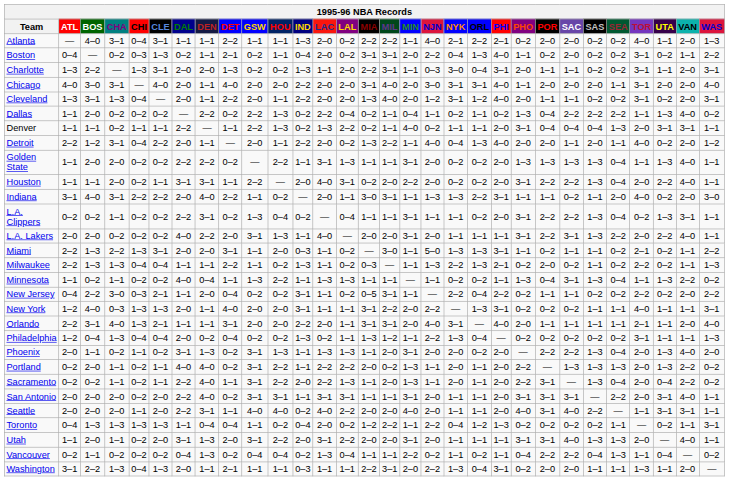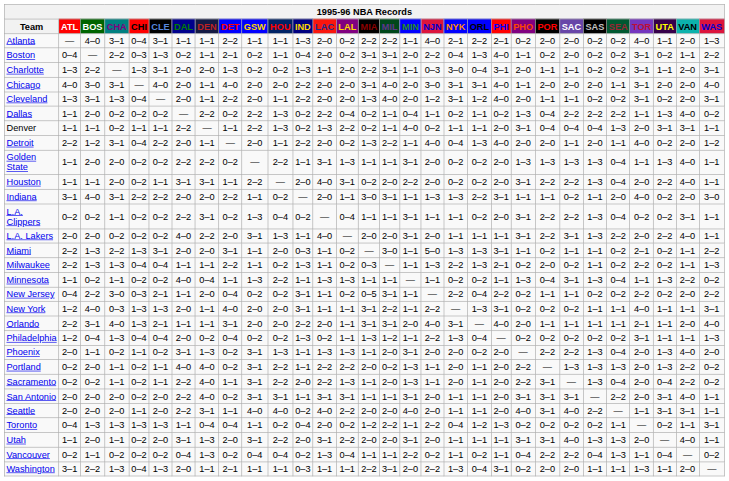(117, 56) 0–2 -> (117, 56) 2–2
(207, 197) 4–0 -> (207, 197) 2–0
(665, 217) 1–3 -> (665, 217) 0–2
(410, 309) 2–0 -> (410, 309) 1–1
